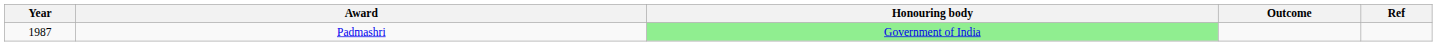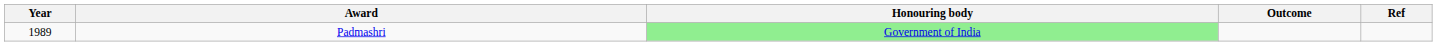(40, 31) 1987 -> (40, 31) 1989
